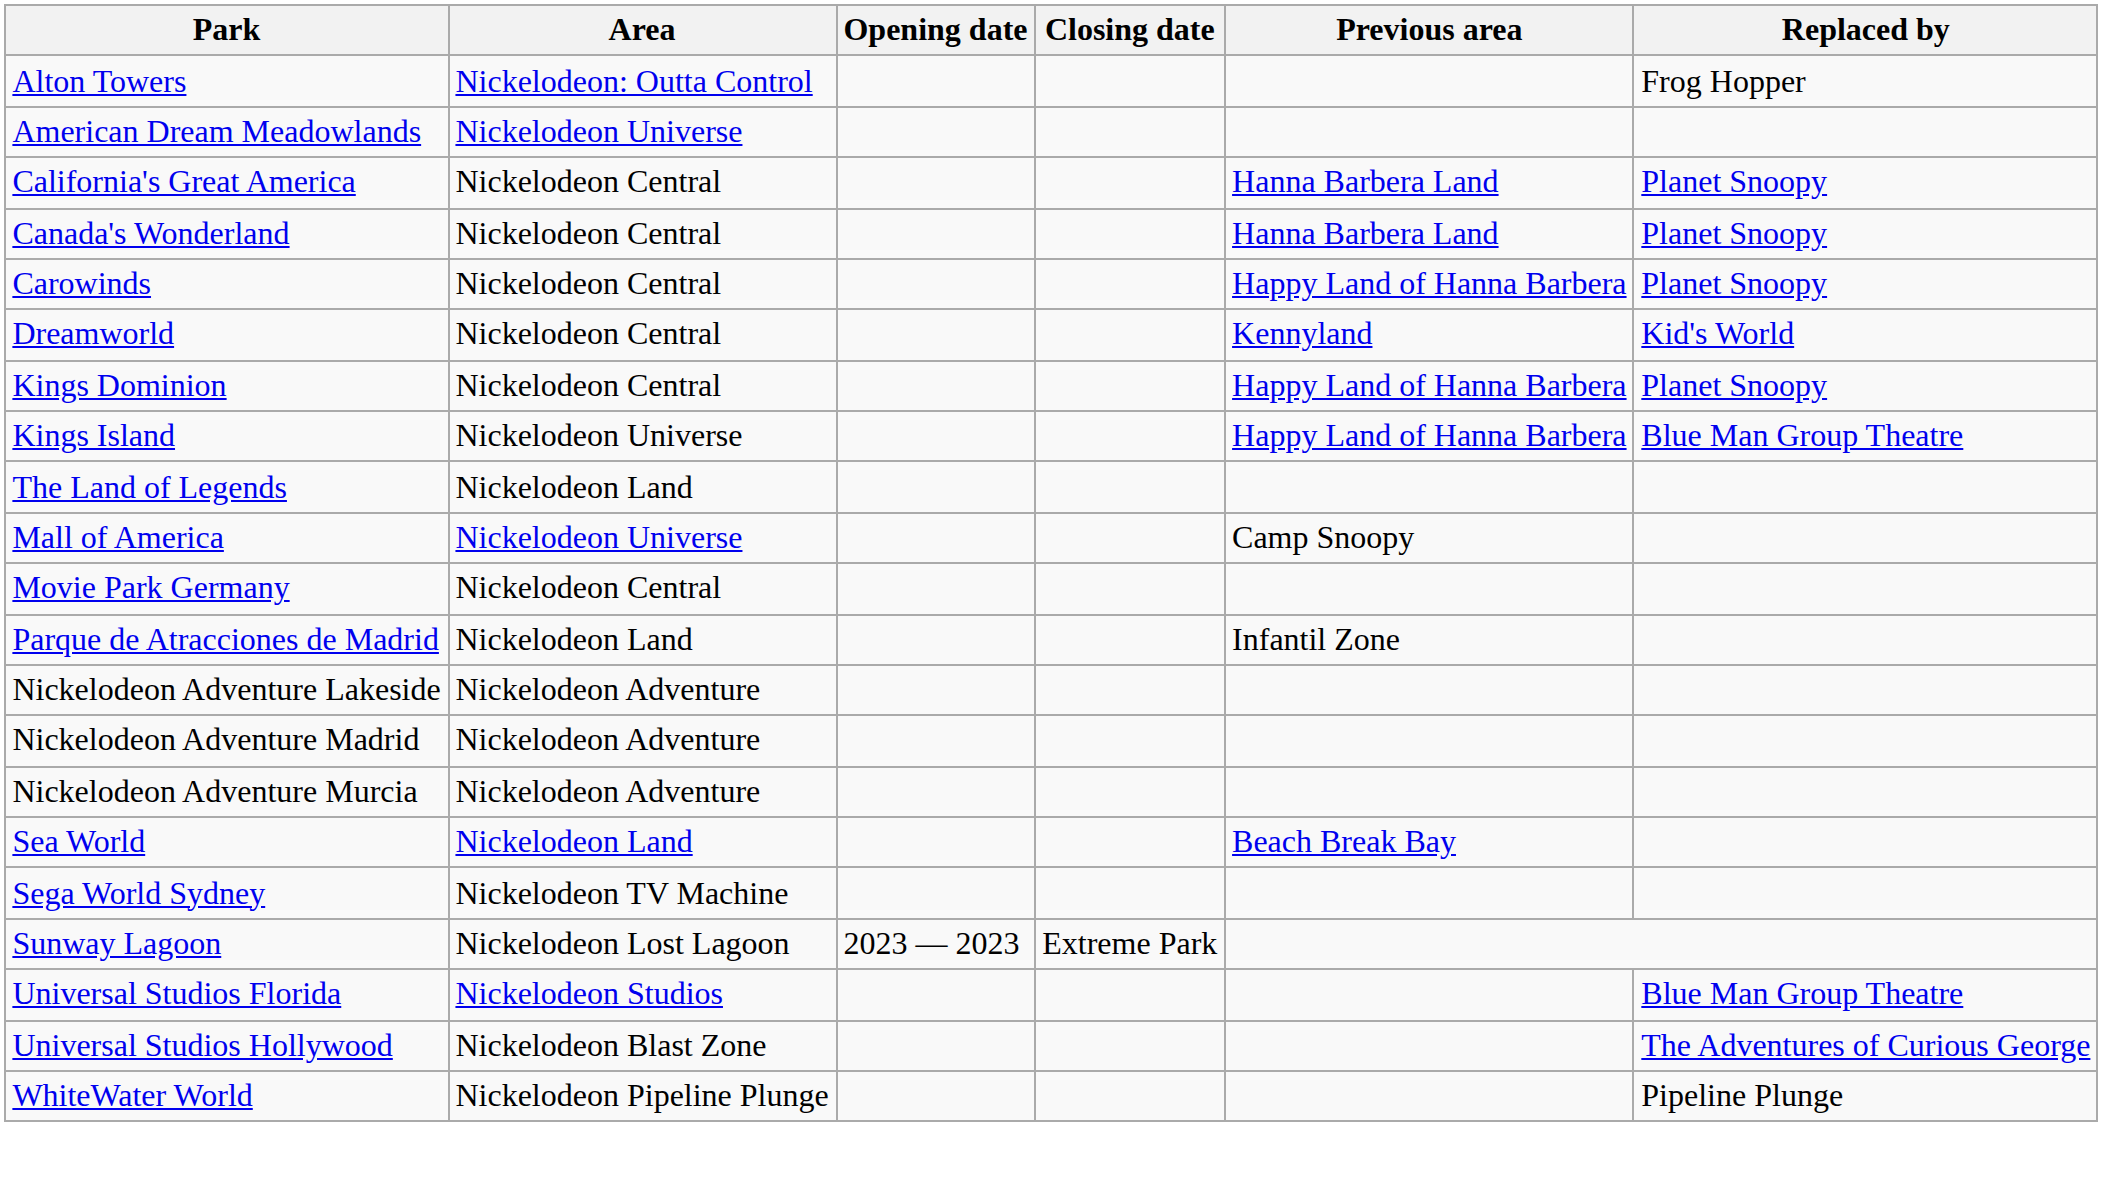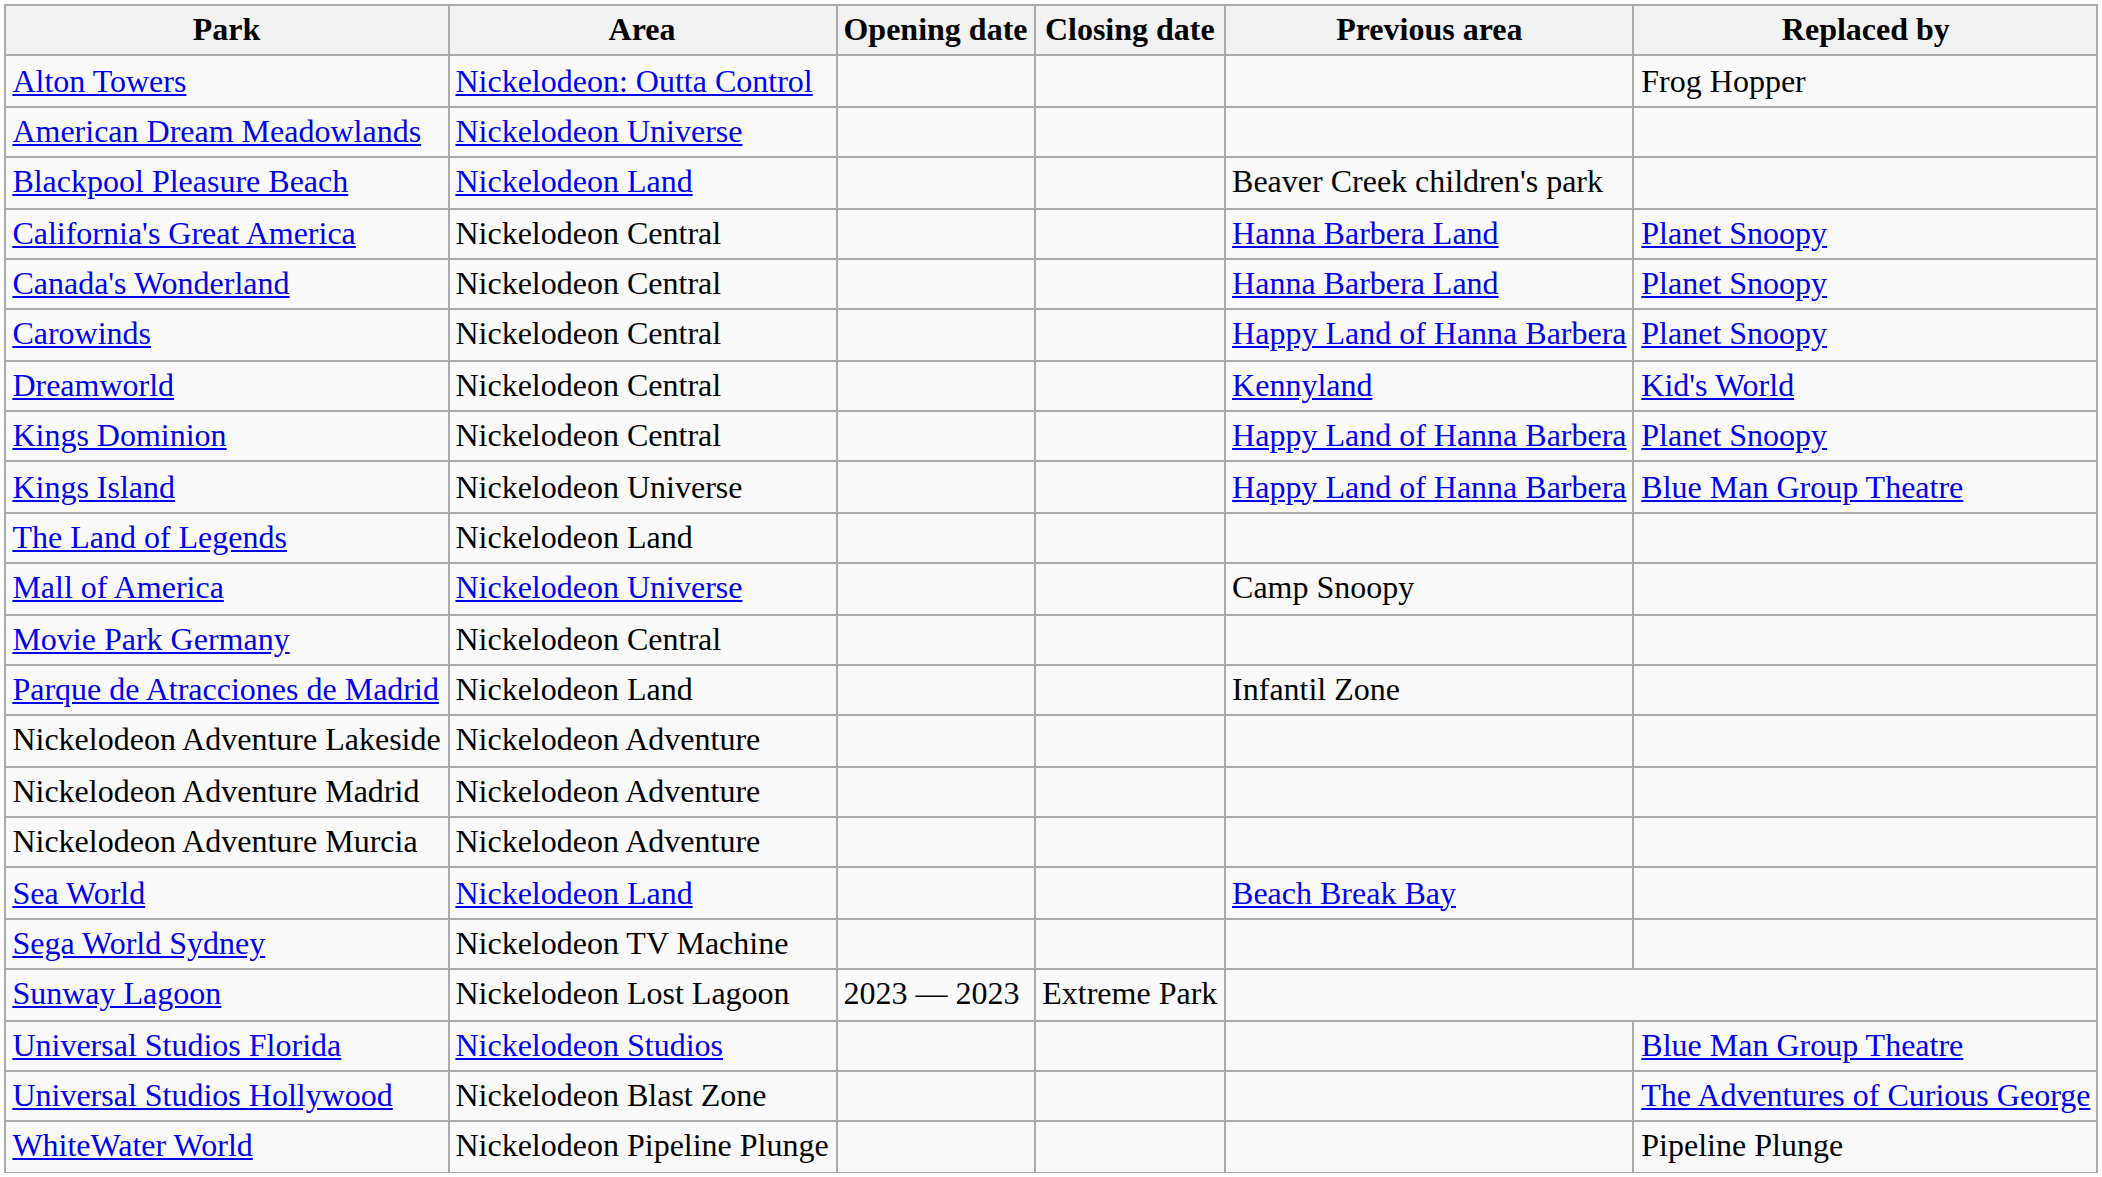+ row: (180, 182)
